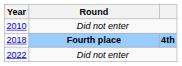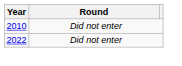- row: (17, 41)
